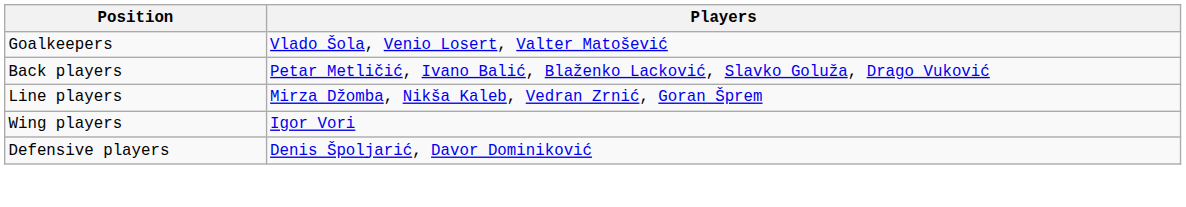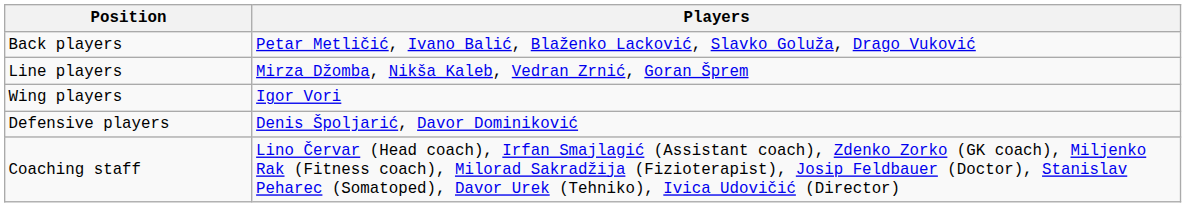- row: (61, 44)
+ row: (75, 169)
